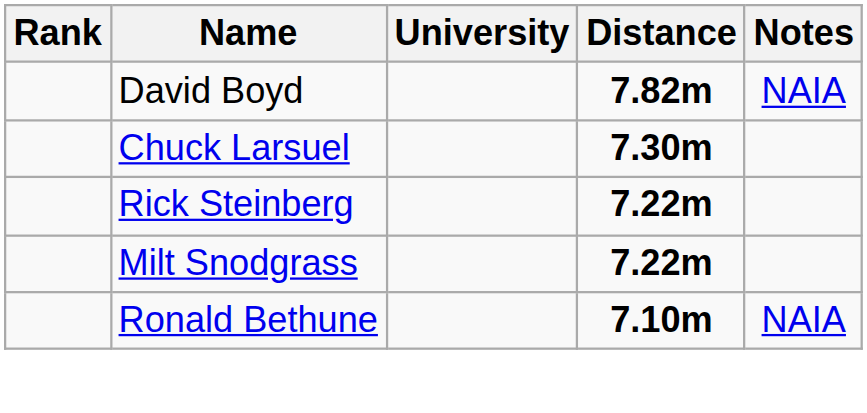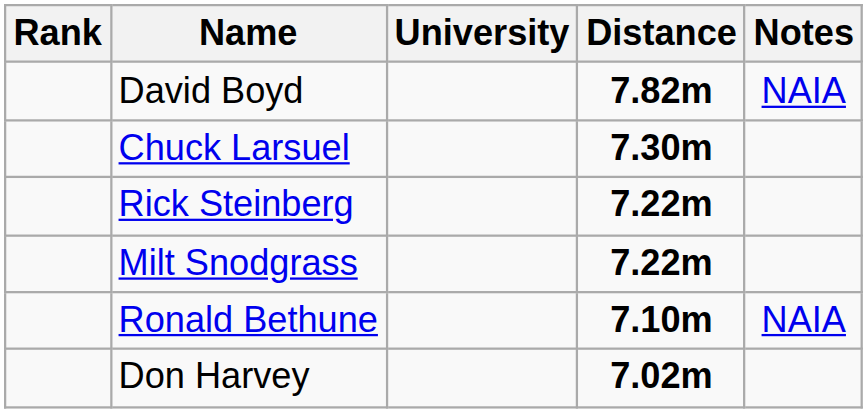+ row: (214, 377)
